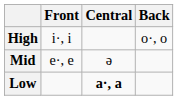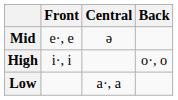rows swapped: (23, 38) <-> (23, 60)
(109, 83) bold -> (109, 83) normal
